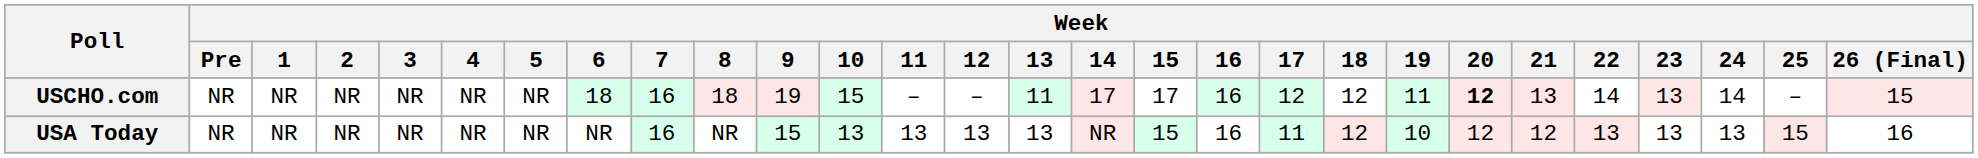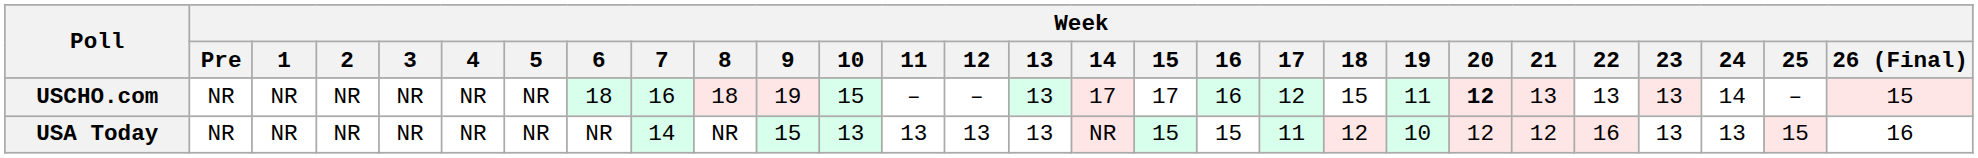(1040, 97) 11 -> (1040, 97) 13
(1354, 97) 12 -> (1354, 97) 15
(1606, 97) 14 -> (1606, 97) 13
(662, 134) 16 -> (662, 134) 14
(1229, 134) 16 -> (1229, 134) 15
(1606, 134) 13 -> (1606, 134) 16
